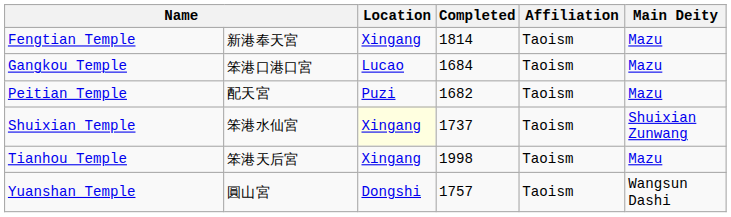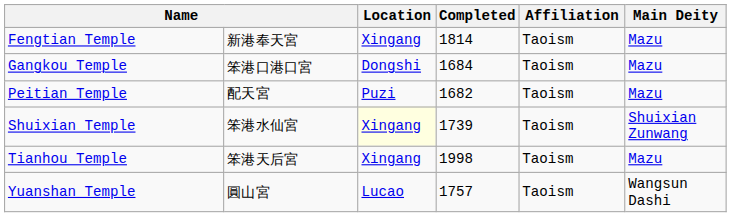(383, 67) Lucao -> (391, 67) Dongshi
(456, 126) 1737 -> (456, 126) 1739
(391, 192) Dongshi -> (383, 192) Lucao
